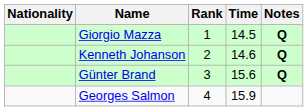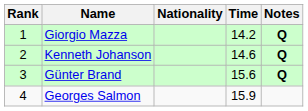columns swapped: (207, 14) <-> (40, 14)
(243, 34) 14.5 -> (243, 34) 14.2
